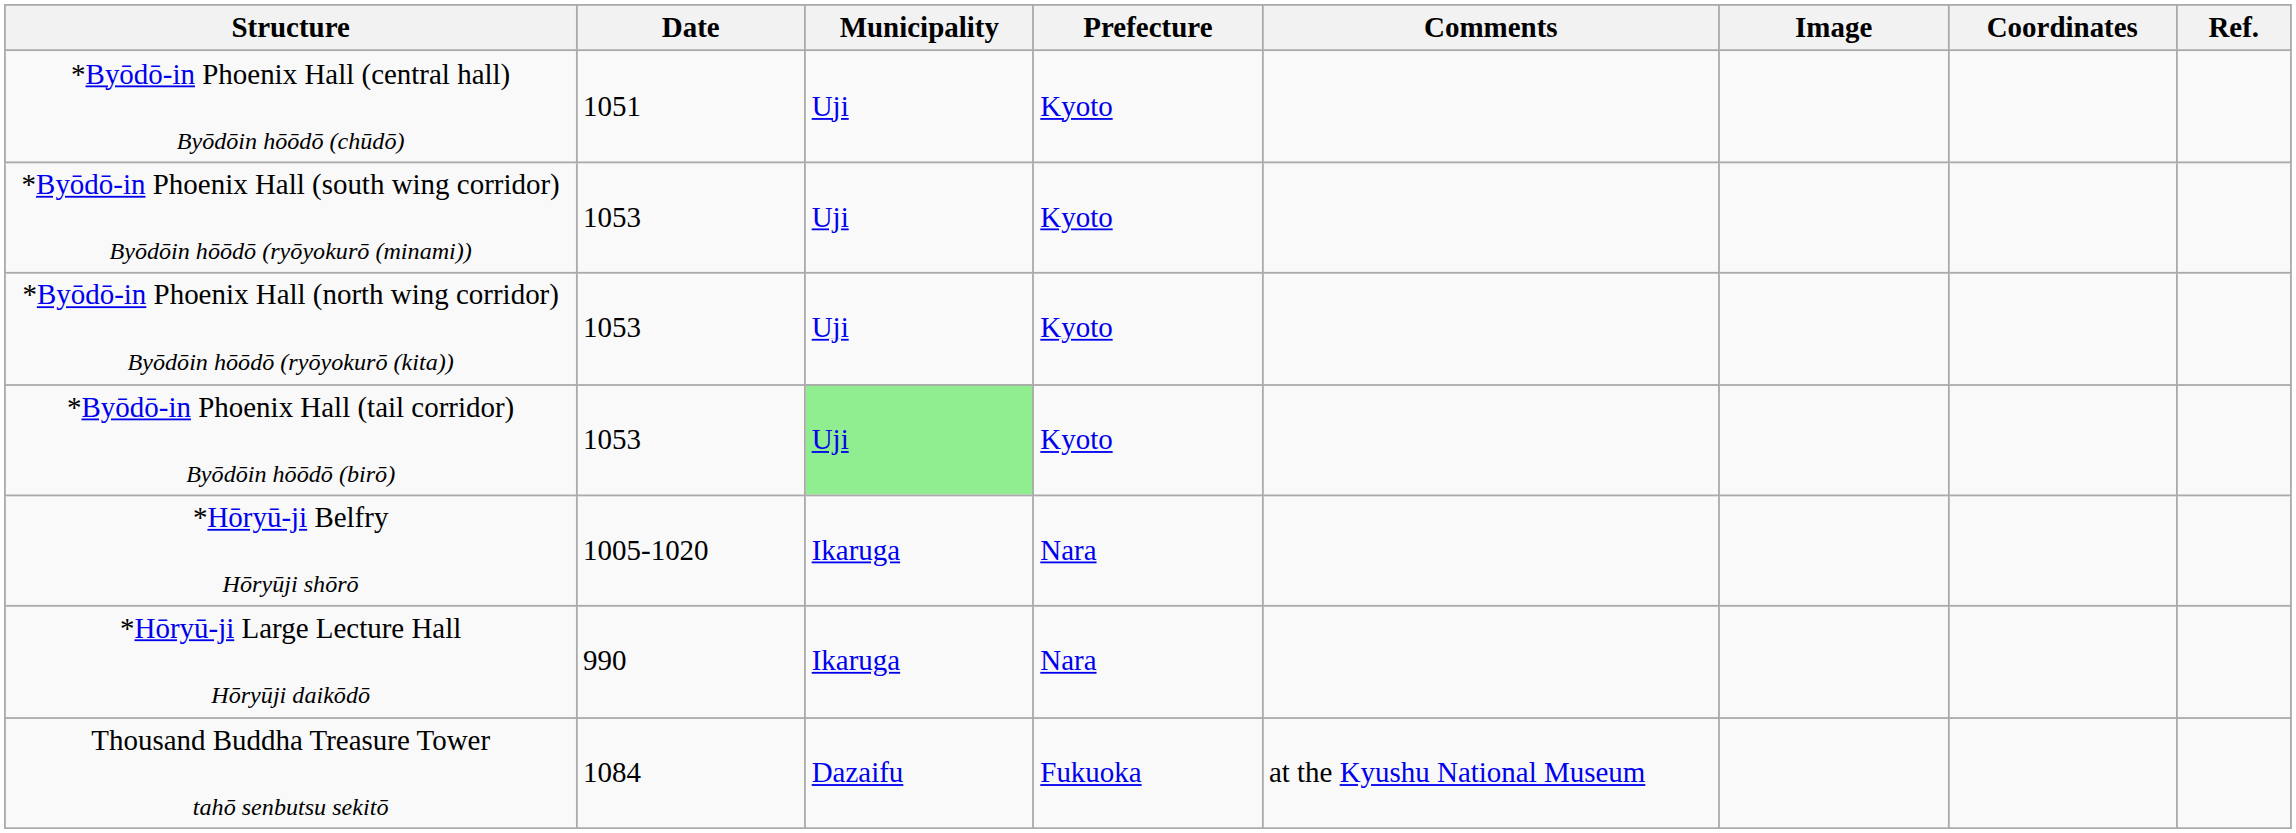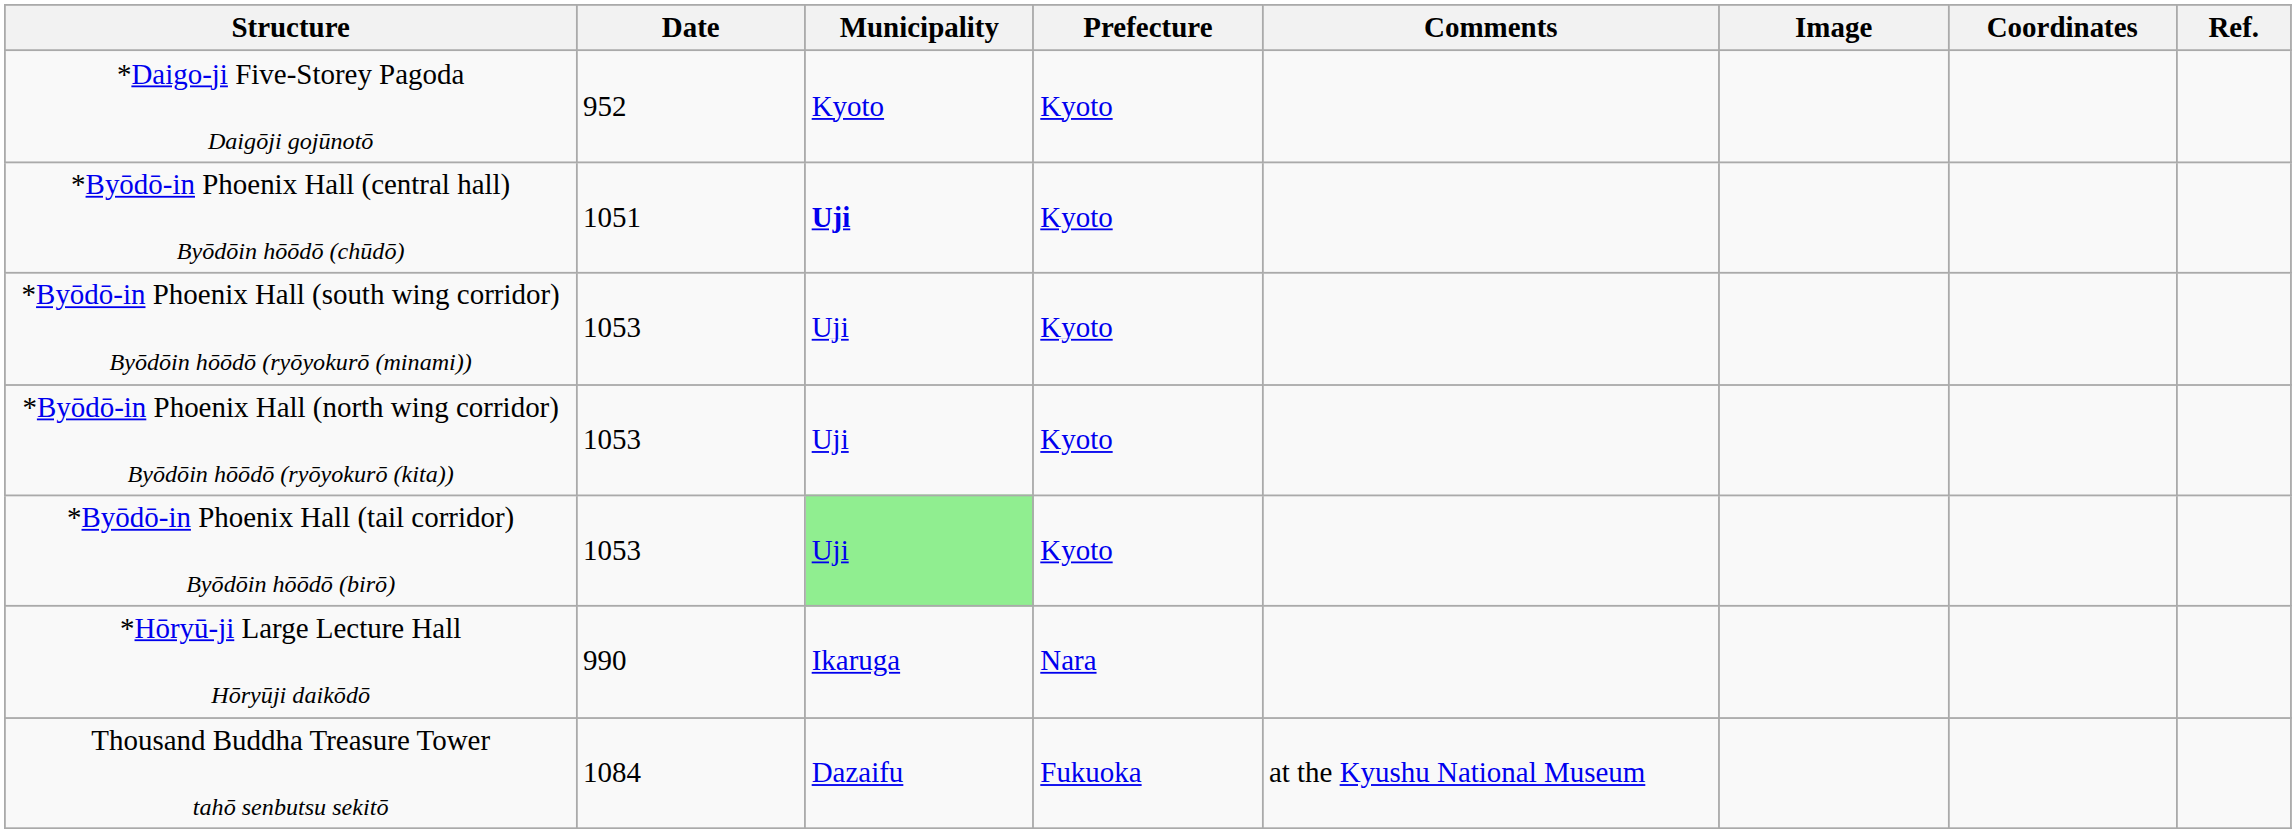+ row: (291, 105)
(830, 105) normal -> (831, 217) bold
- row: (291, 550)
